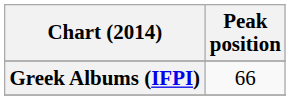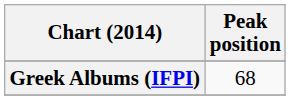(245, 77) 66 -> (245, 77) 68
